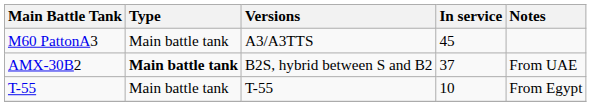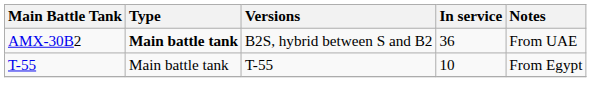- row: (53, 40)
(447, 64) 37 -> (447, 40) 36
